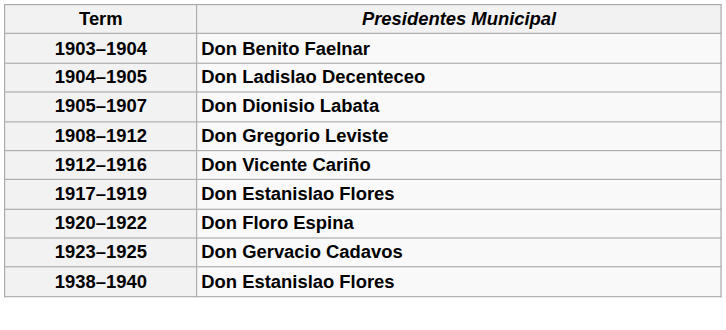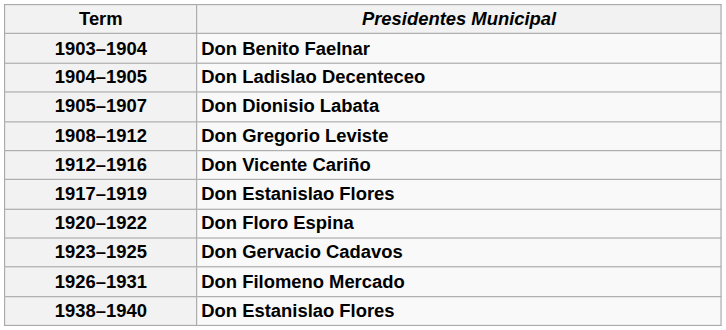+ row: (101, 281)
